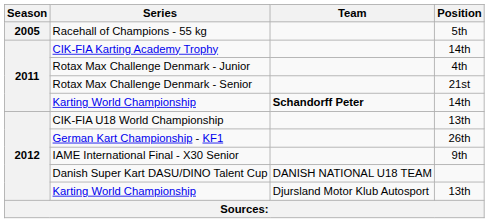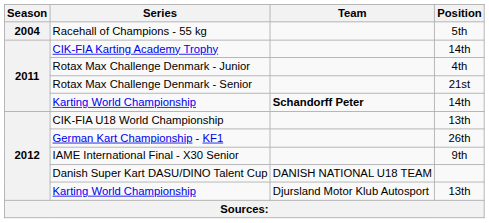(27, 31) 2005 -> (27, 31) 2004
